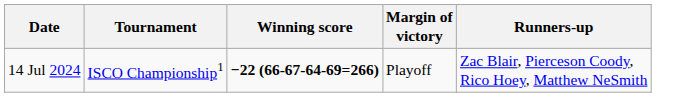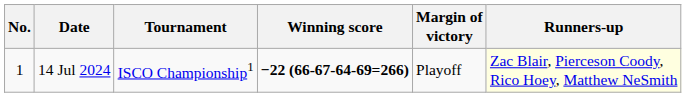+ column: (20, 26)
(554, 70) no background -> (584, 70) lightyellow background
